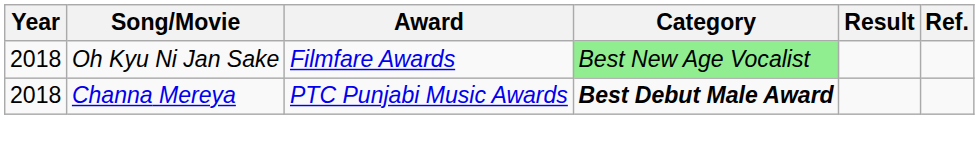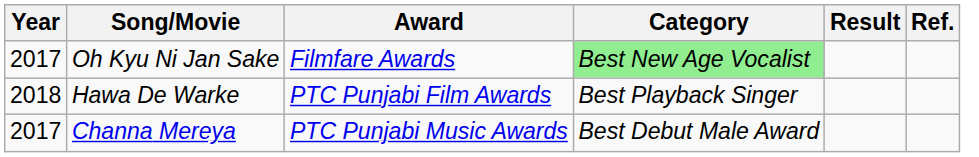(36, 59) 2018 -> (36, 59) 2017
+ row: (156, 95)
(36, 95) 2018 -> (36, 132) 2017
(706, 95) bold -> (699, 132) normal
